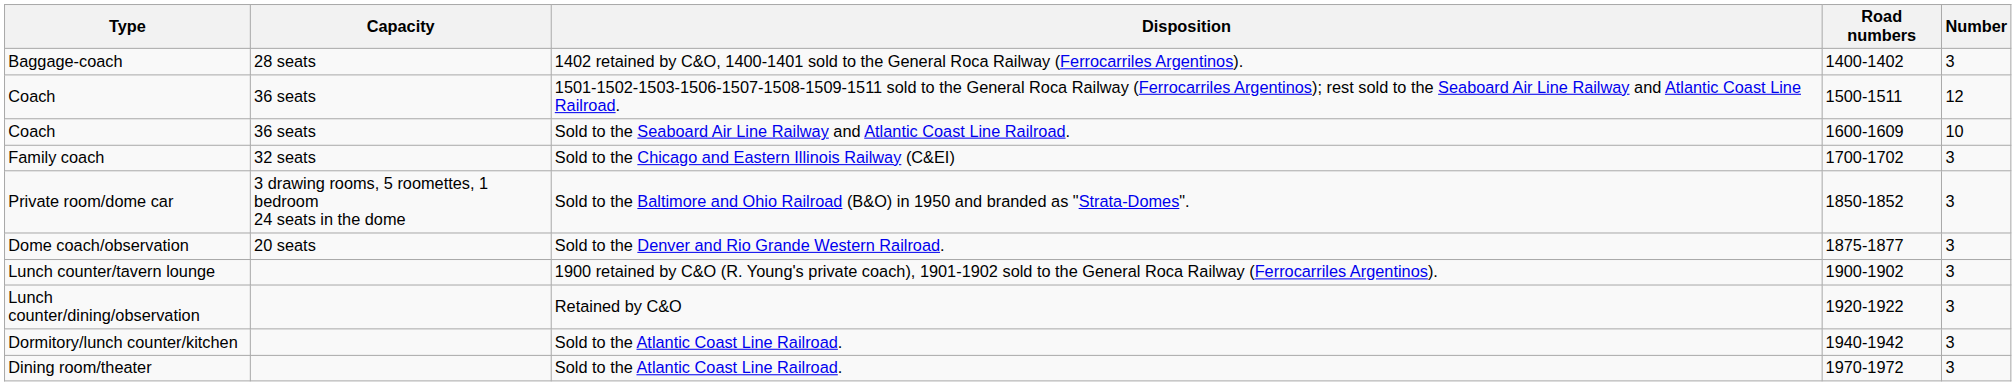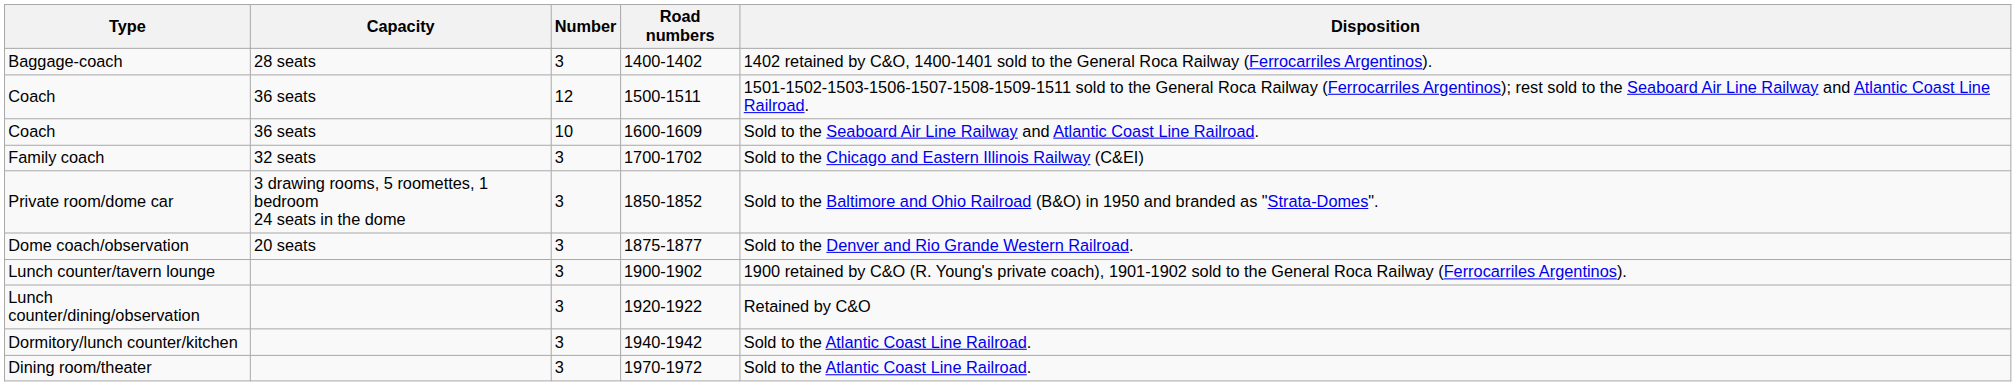columns swapped: (1976, 26) <-> (1186, 26)
